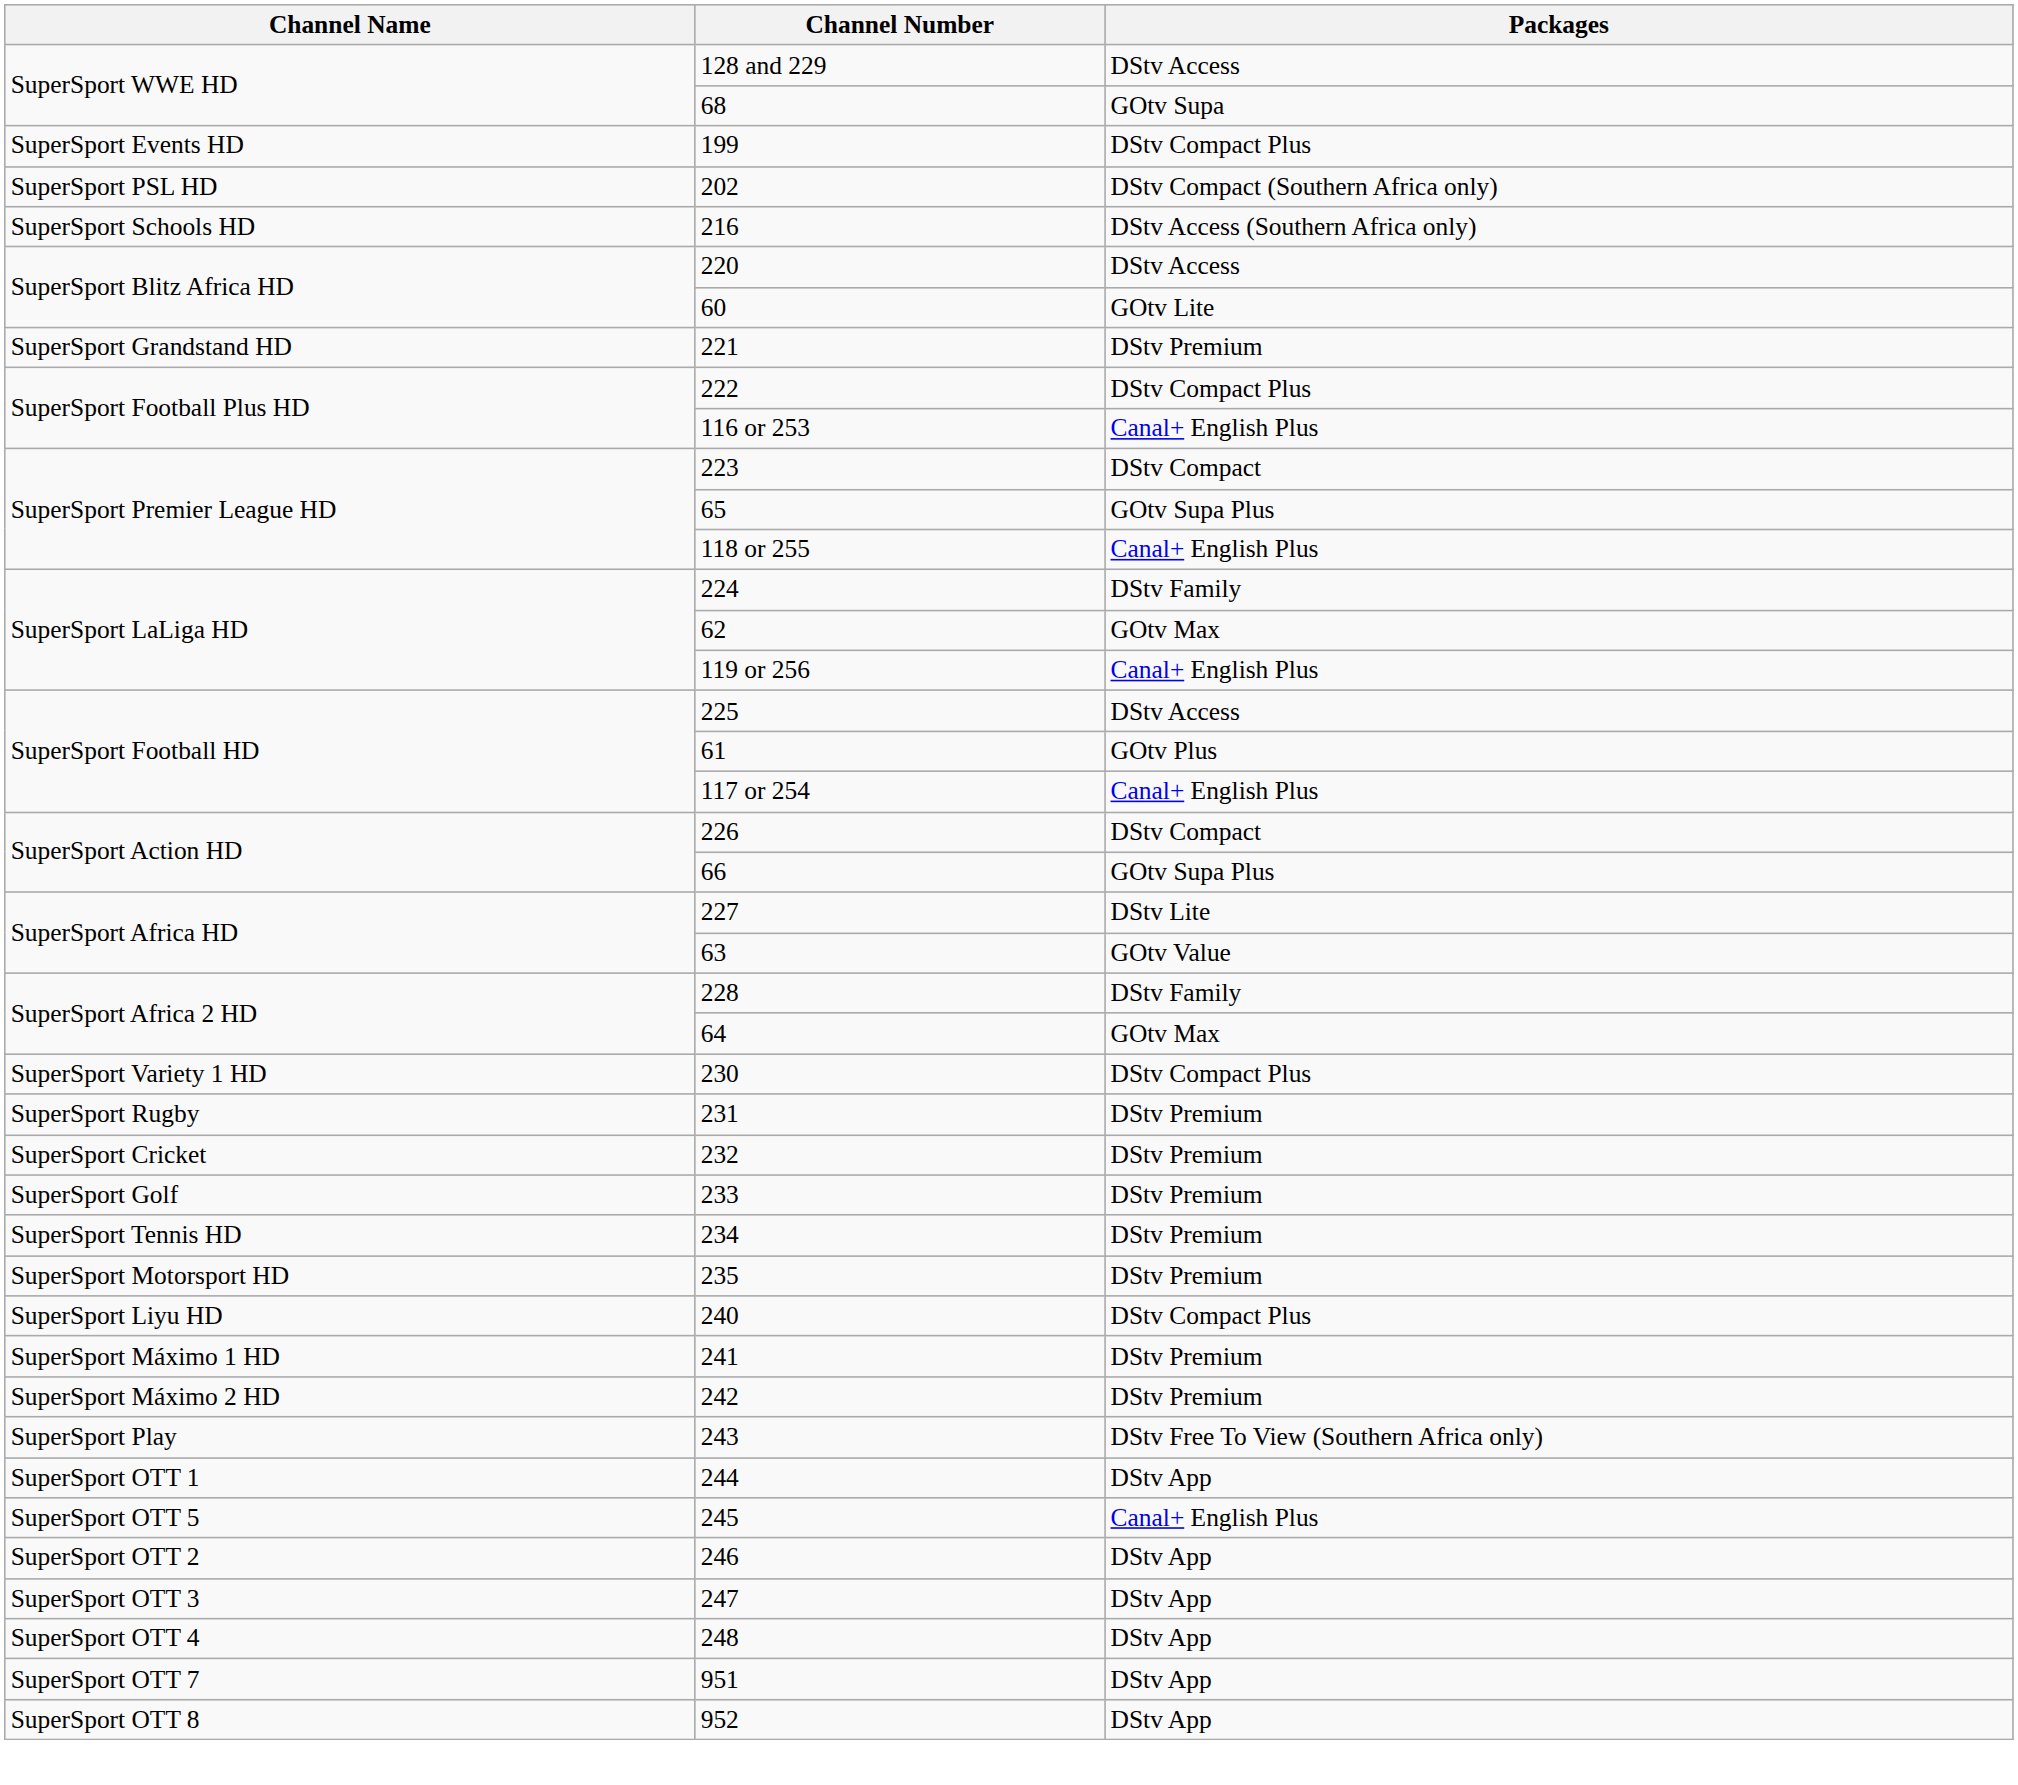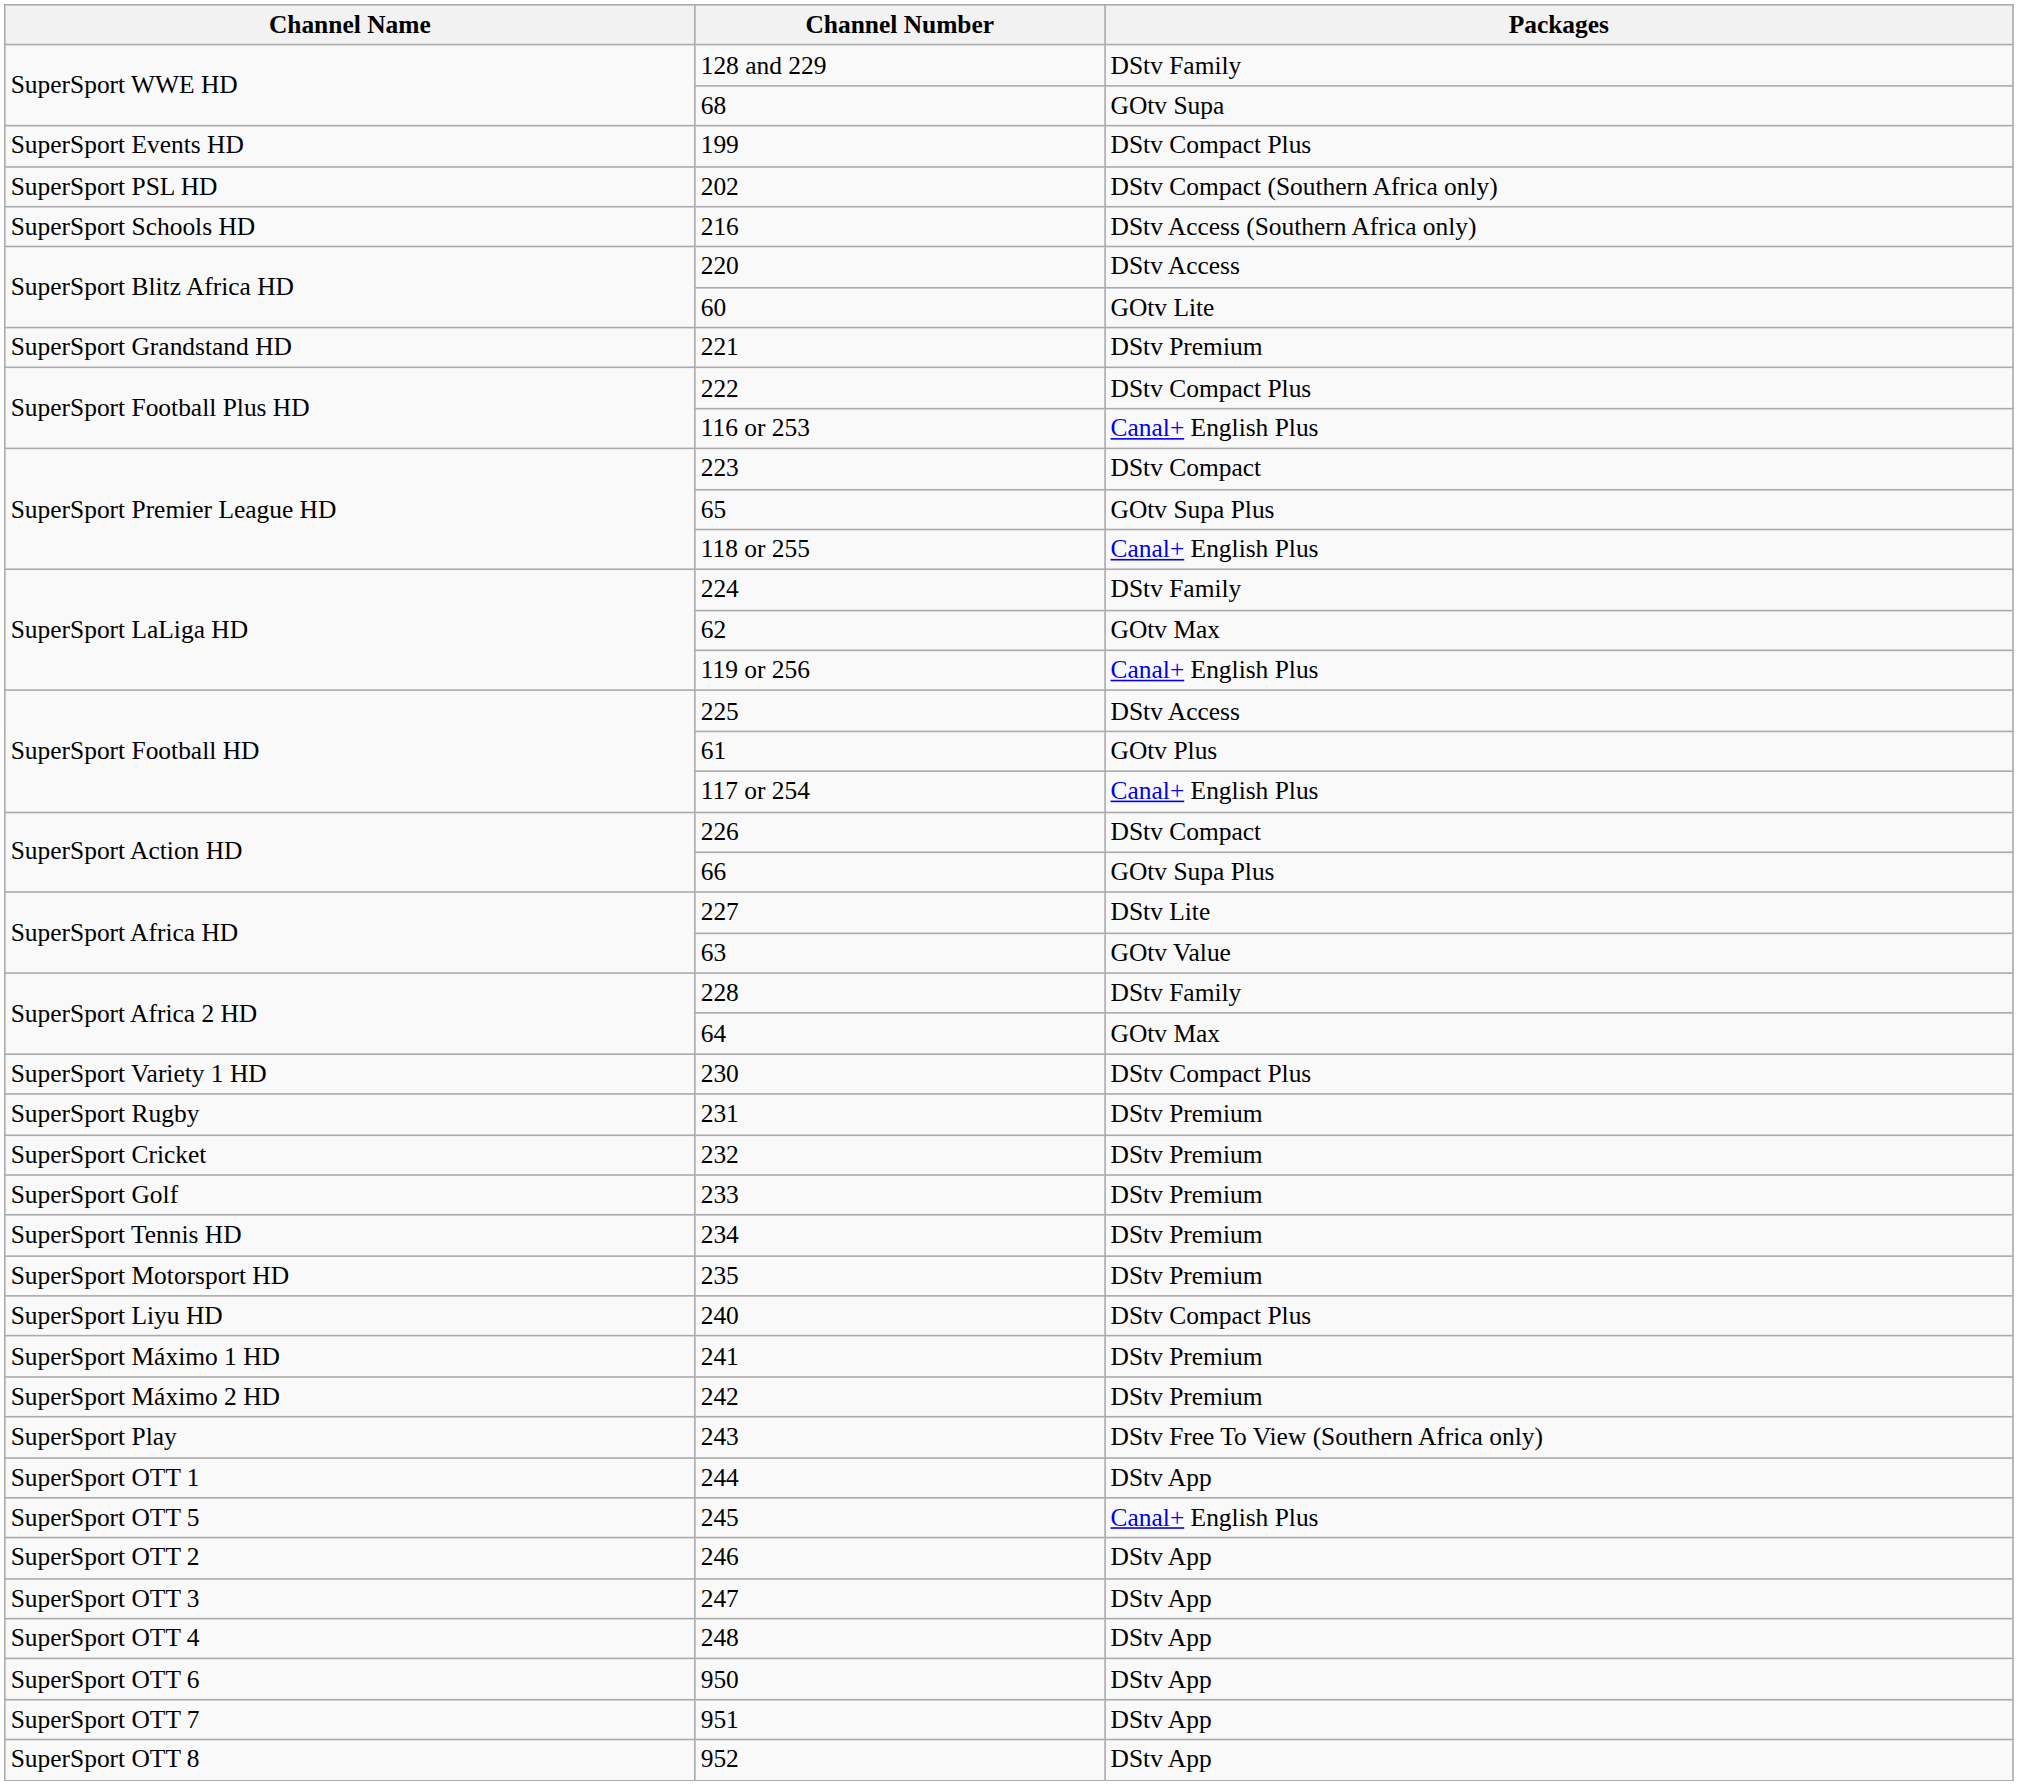(1175, 65) DStv Access -> (1176, 65) DStv Family
+ row: (720, 1678)
